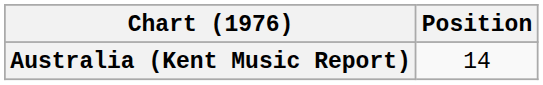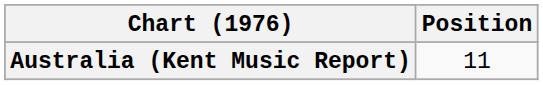(477, 61) 14 -> (477, 61) 11
